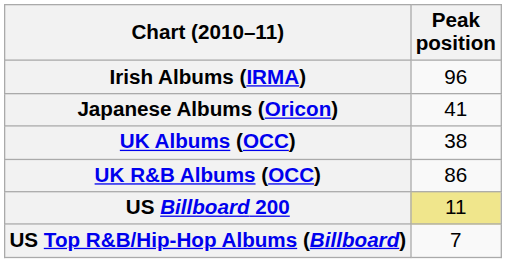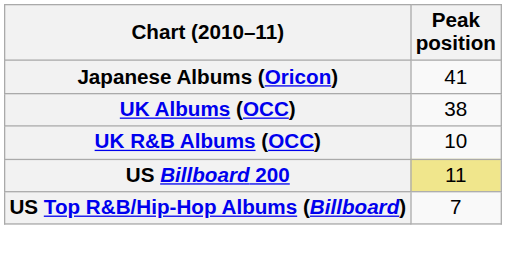- row: (208, 76)
(456, 175) 86 -> (456, 142) 10
